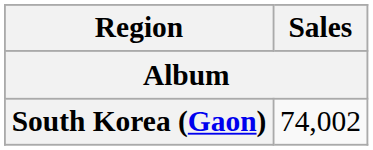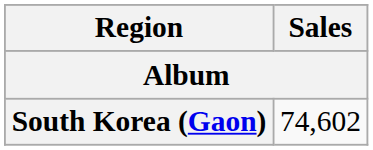(320, 121) 74,002 -> (320, 121) 74,602
